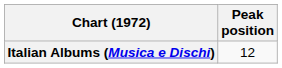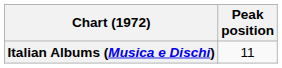(248, 52) 12 -> (248, 52) 11
